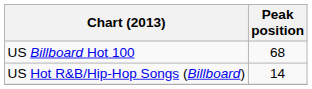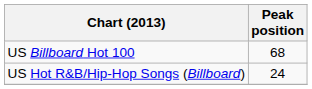(278, 73) 14 -> (278, 73) 24
